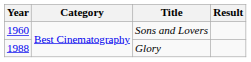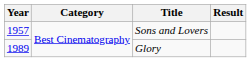(18, 30) 1960 -> (18, 30) 1957
(18, 48) 1988 -> (18, 48) 1989
